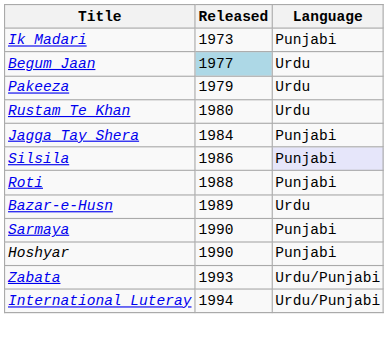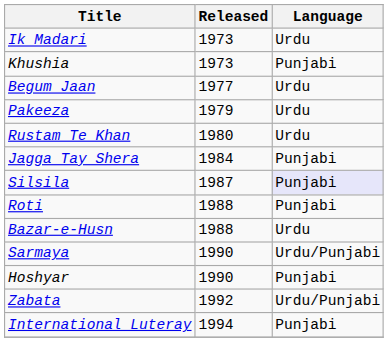(306, 40) Punjabi -> (293, 40) Urdu
+ row: (39, 64)
(216, 64) lightblue background -> (216, 88) no background
(216, 159) 1986 -> (216, 183) 1987
(216, 206) 1989 -> (216, 230) 1988
(306, 230) Punjabi -> (328, 254) Urdu/Punjabi
(216, 277) 1993 -> (216, 301) 1992
(328, 301) Urdu/Punjabi -> (306, 325) Punjabi
